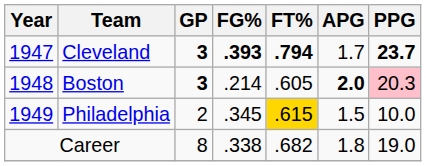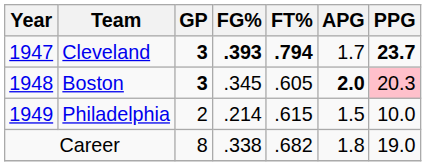(243, 83) .214 -> (243, 83) .345
(243, 114) .345 -> (243, 114) .214
(293, 114) gold background -> (293, 114) no background
